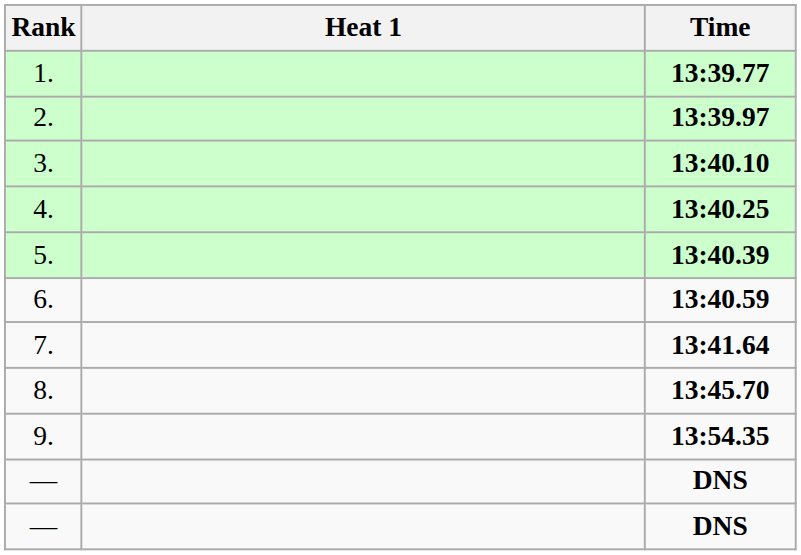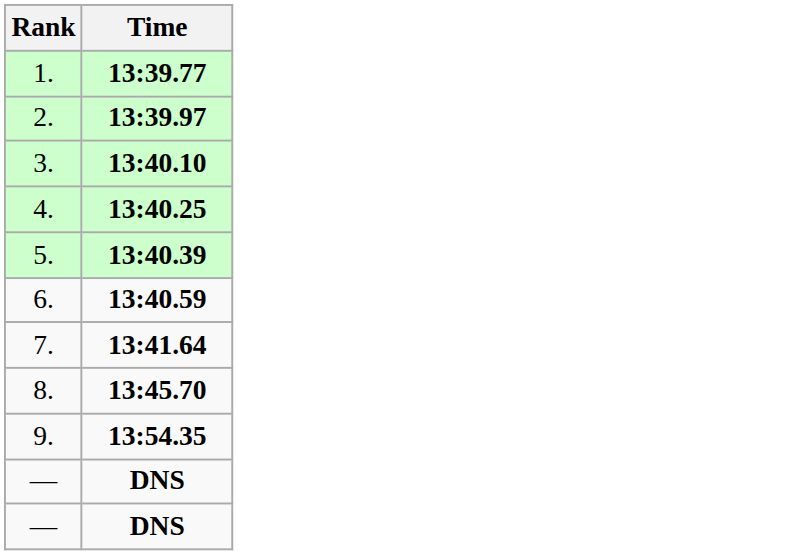- column: (364, 27)
